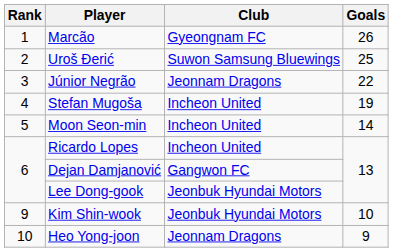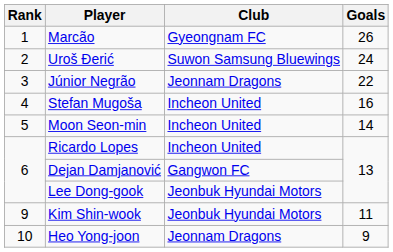(366, 59) 25 -> (366, 59) 24
(366, 103) 19 -> (366, 103) 16
(366, 214) 10 -> (366, 214) 11
